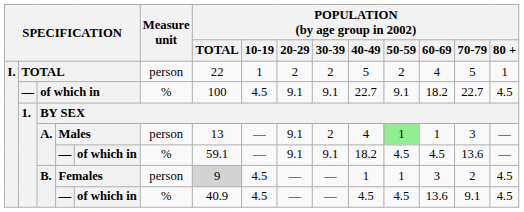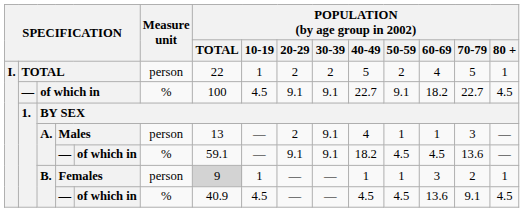(295, 133) 9.1 -> (295, 133) 2
(330, 133) 2 -> (330, 133) 9.1
(401, 133) lightgreen background -> (401, 133) no background
(259, 175) 4.5 -> (259, 175) 1
(505, 175) 4.5 -> (505, 175) 1
